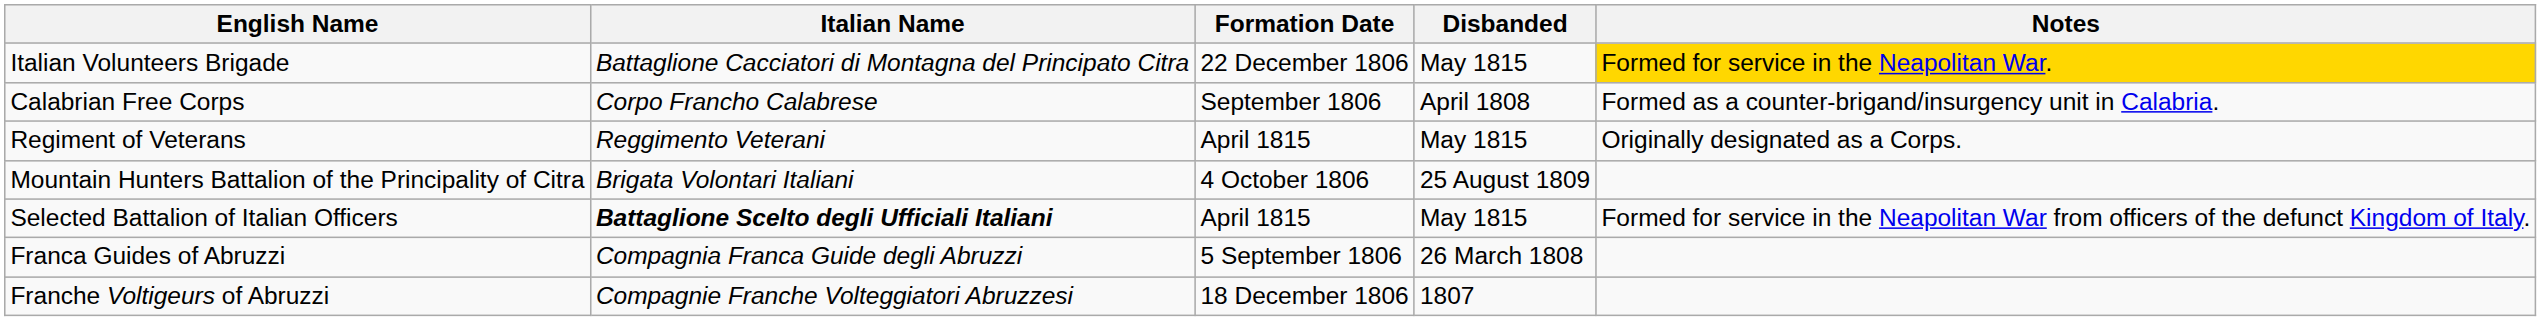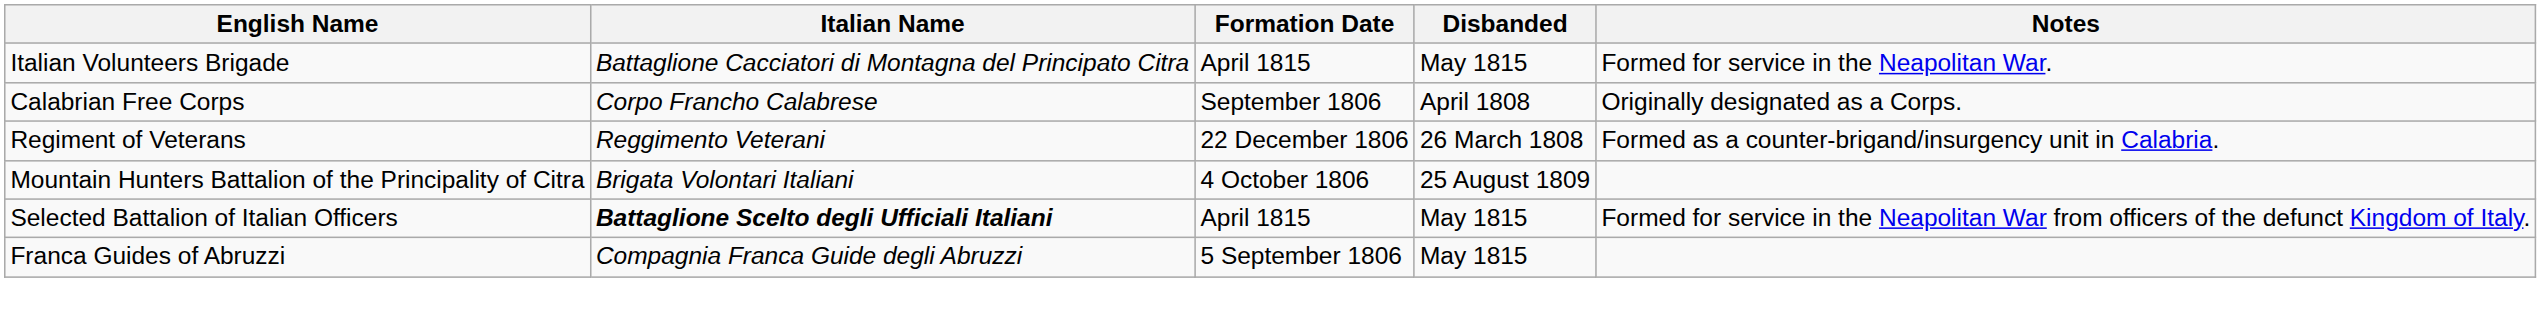(1305, 62) 22 December 1806 -> (1256, 62) April 1815
(1827, 62) gold background -> (1827, 62) no background
(1910, 101) Formed as a counter-brigand/insurgency unit in Calabria. -> (1782, 101) Originally designated as a Corps.
(1256, 140) April 1815 -> (1305, 140) 22 December 1806
(1474, 140) May 1815 -> (1502, 140) 26 March 1808
(1782, 140) Originally designated as a Corps. -> (1910, 140) Formed as a counter-brigand/insurgency unit in Calabria.
(1502, 256) 26 March 1808 -> (1474, 256) May 1815
- row: (170, 295)
